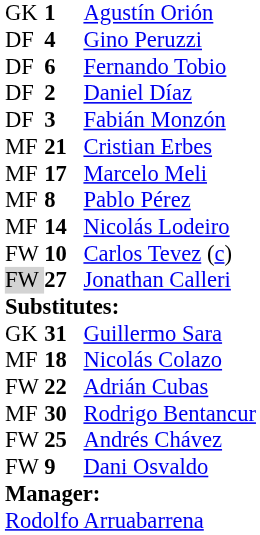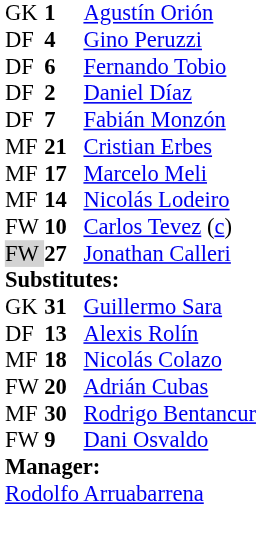(50, 119) 3 -> (50, 119) 7
- row: (137, 199)
+ row: (141, 333)
(55, 386) 22 -> (55, 386) 20
- row: (153, 440)
